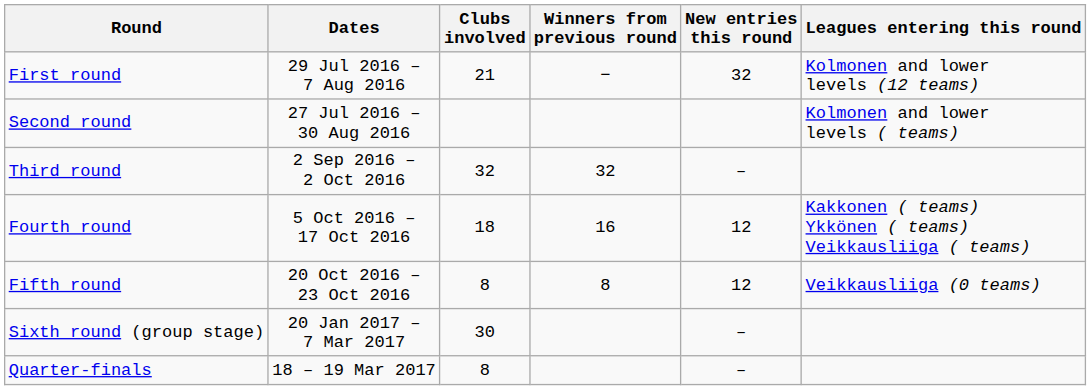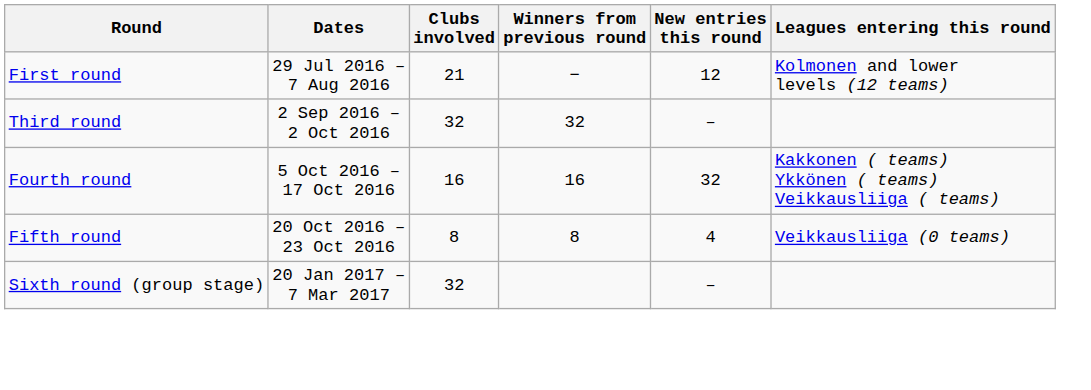(741, 76) 32 -> (711, 76) 12
- row: (70, 123)
(485, 228) 18 -> (454, 180) 16
(741, 228) 12 -> (711, 180) 32
(741, 285) 12 -> (711, 238) 4
(485, 332) 30 -> (454, 285) 32
- row: (80, 370)
